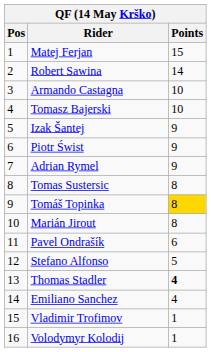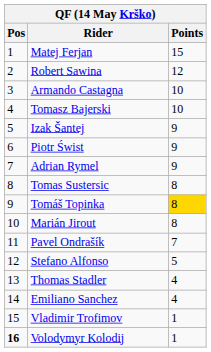(177, 71) 14 -> (177, 71) 12
(174, 242) 6 -> (174, 242) 7
(174, 280) bold -> (174, 280) normal
(13, 337) normal -> (13, 337) bold
